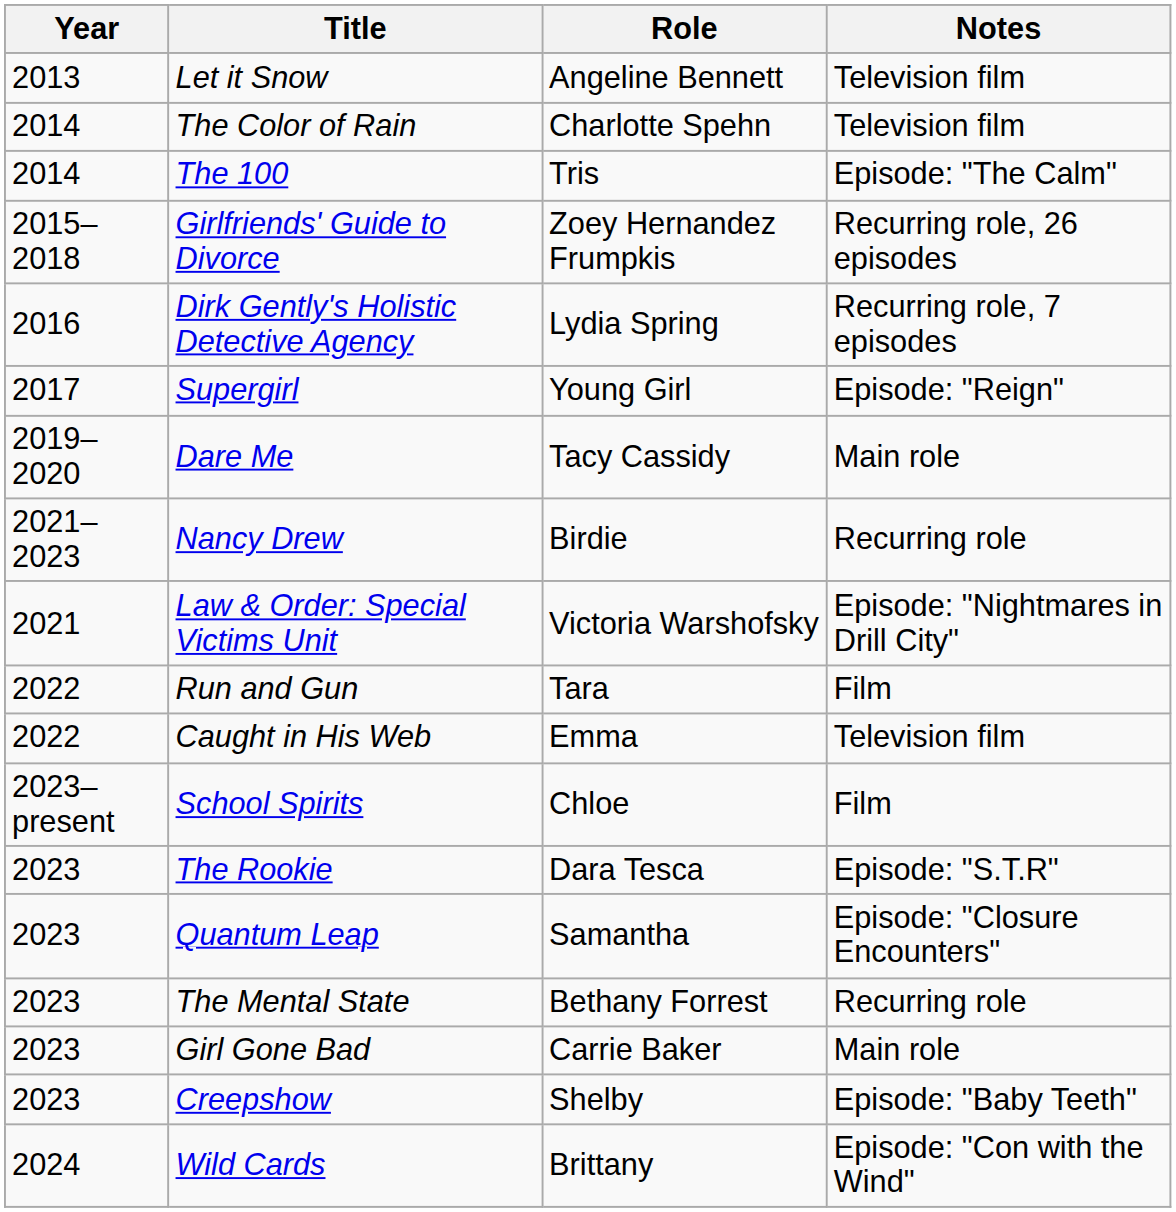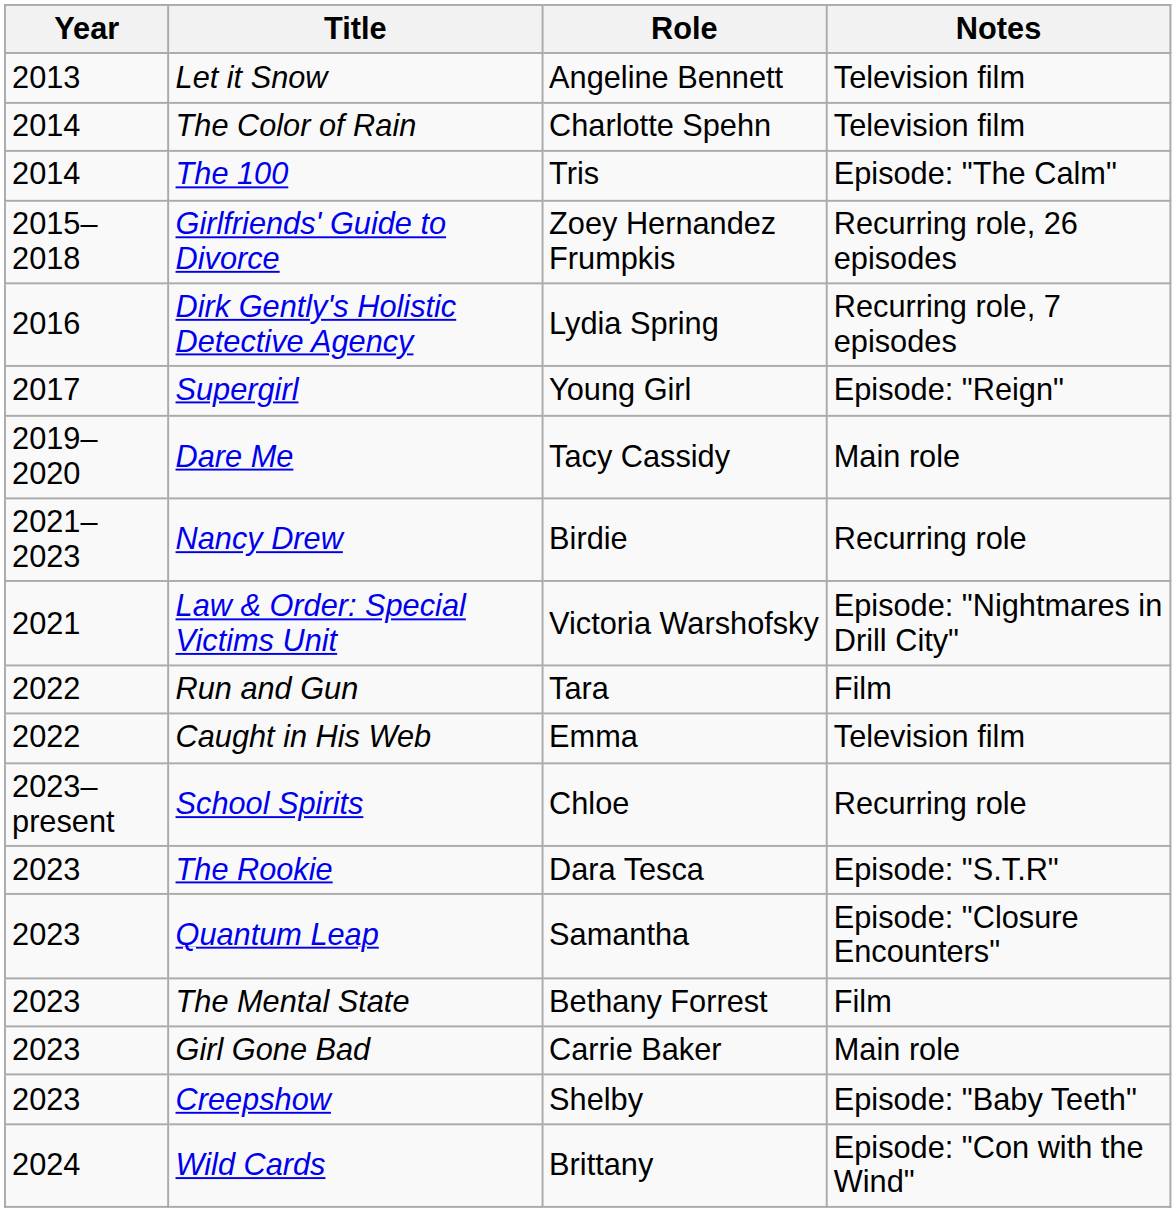(863, 803) Film -> (930, 803) Recurring role
(930, 1001) Recurring role -> (863, 1001) Film
